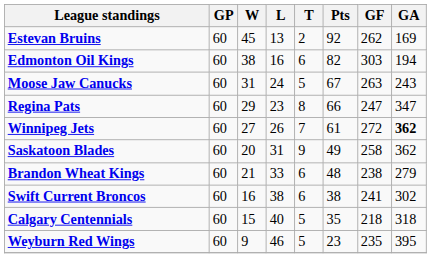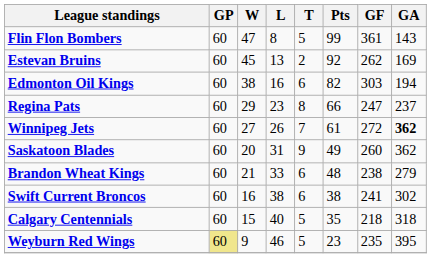+ row: (65, 38)
- row: (70, 83)
(406, 106) 347 -> (406, 106) 237
(371, 151) 258 -> (371, 151) 260
(220, 241) no background -> (220, 241) khaki background
